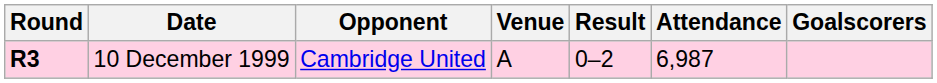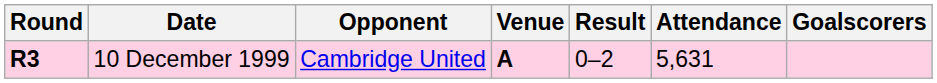(504, 59) normal -> (505, 59) bold
(685, 59) 6,987 -> (685, 59) 5,631
